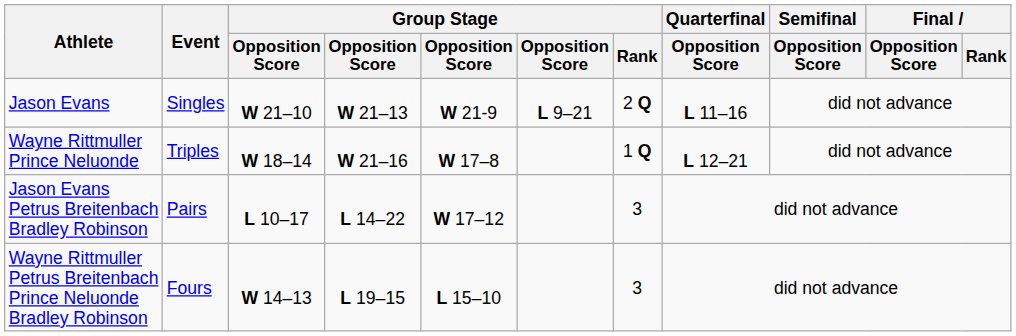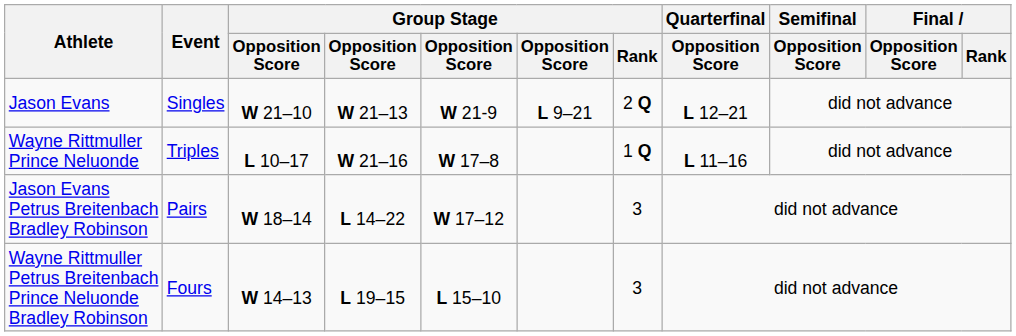(716, 113) L 11–16 -> (716, 113) L 12–21
(277, 161) W 18–14 -> (277, 161) L 10–17
(716, 161) L 12–21 -> (716, 161) L 11–16
(277, 219) L 10–17 -> (277, 219) W 18–14
